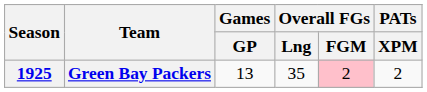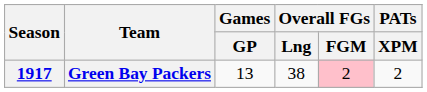(34, 73) 1925 -> (34, 73) 1917
(296, 73) 35 -> (296, 73) 38
